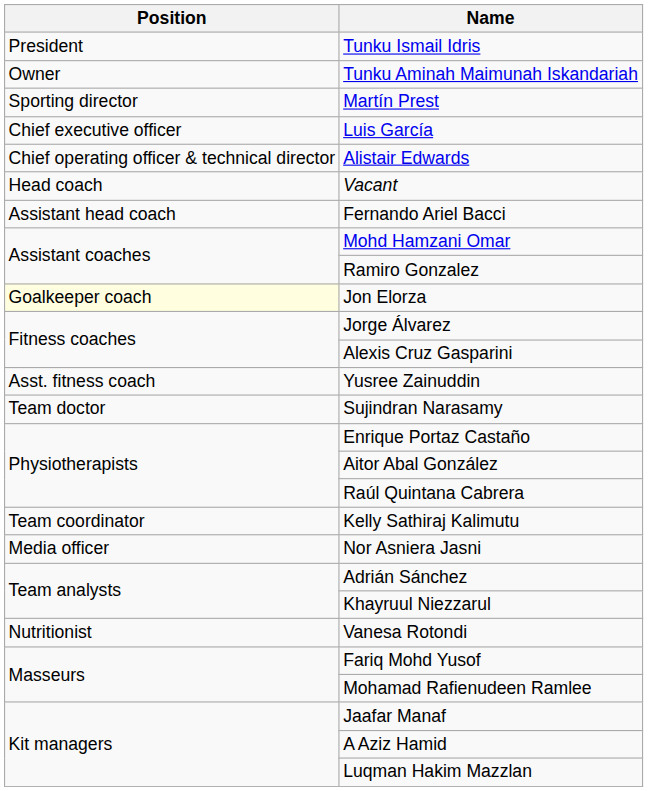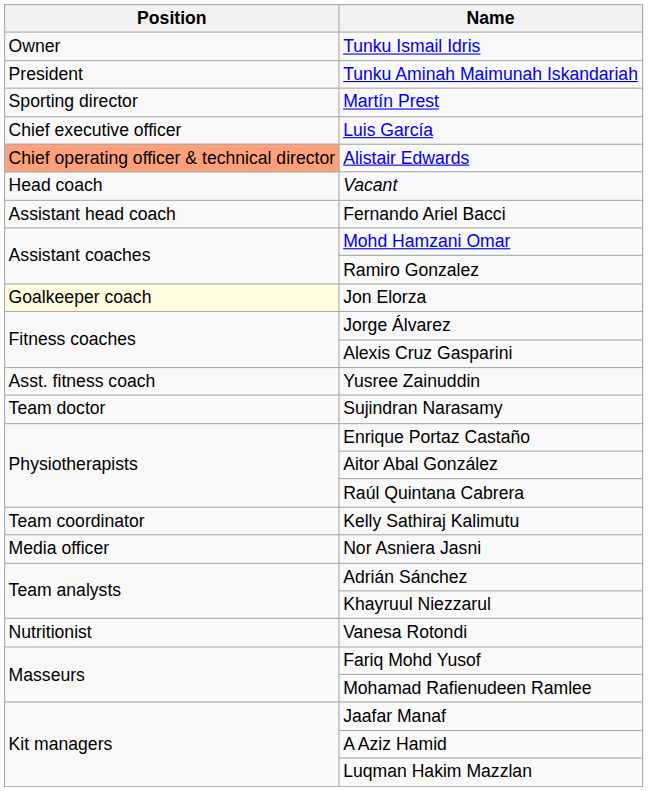(46, 46) President -> (35, 46) Owner
(35, 74) Owner -> (46, 74) President
(172, 158) no background -> (172, 158) lightsalmon background
